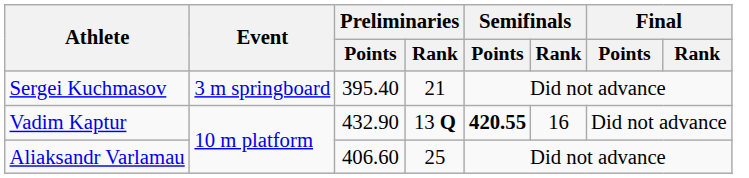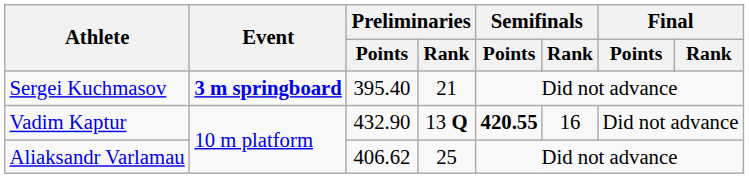(262, 88) normal -> (268, 88) bold
(370, 156) 406.60 -> (382, 156) 406.62
